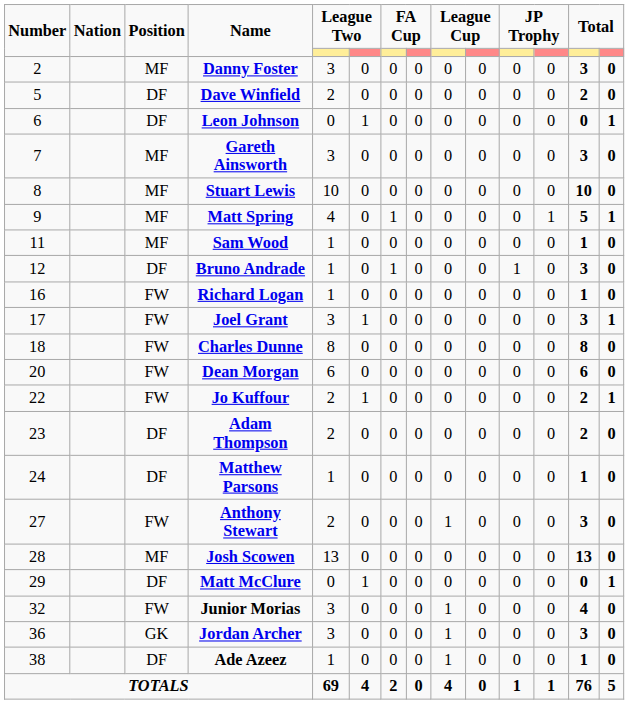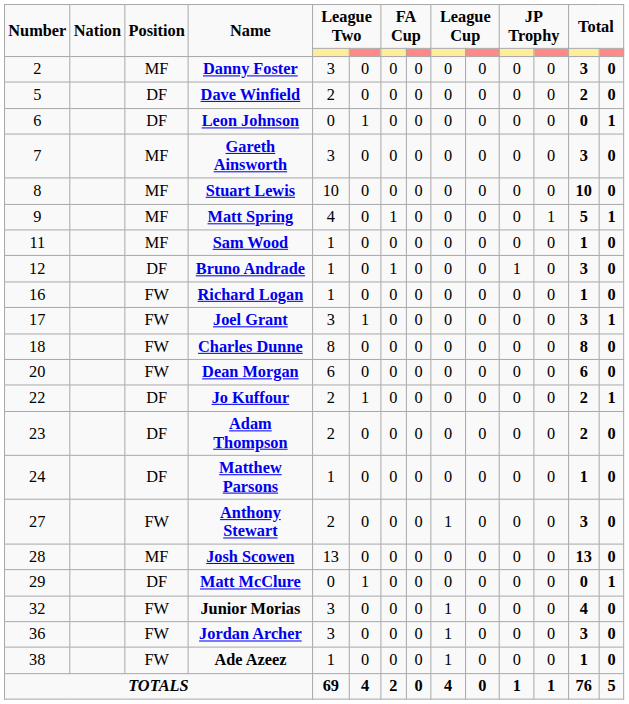(157, 398) FW -> (157, 398) DF
(157, 634) GK -> (157, 634) FW
(157, 660) DF -> (157, 660) FW
